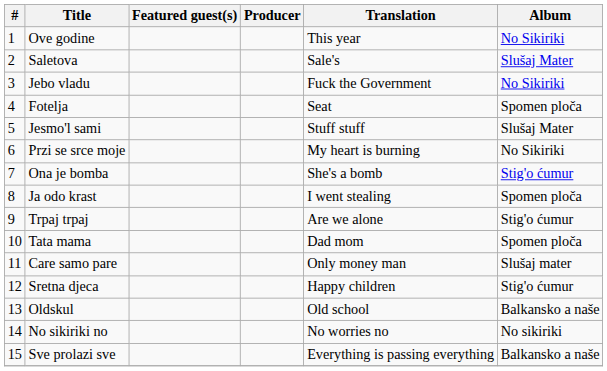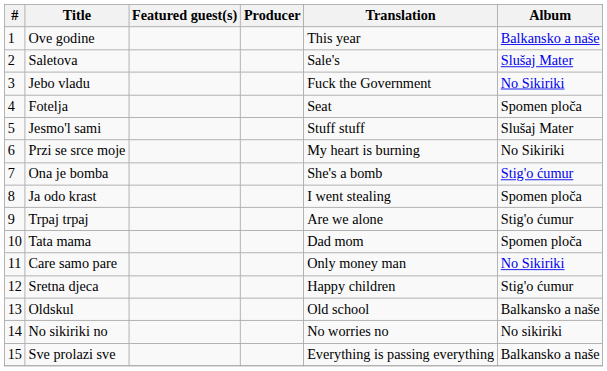(533, 38) No Sikiriki -> (550, 38) Balkansko a naše
(536, 264) Slušaj mater -> (533, 264) No Sikiriki
